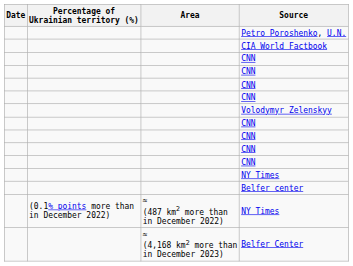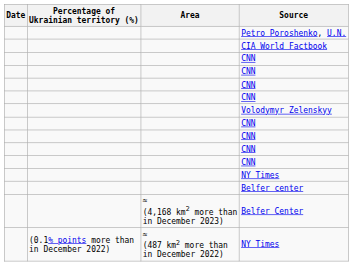rows swapped: (185, 211) <-> (190, 244)
